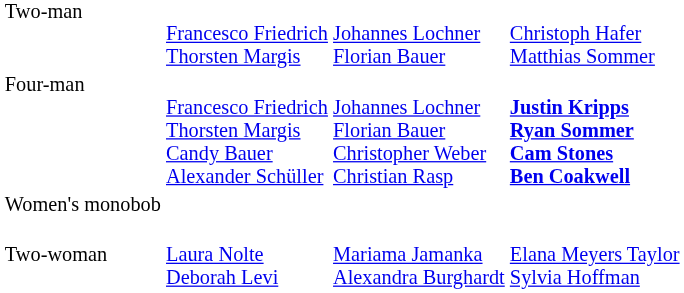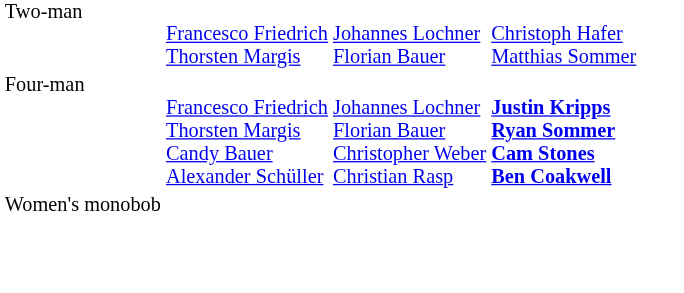- row: (56, 254)
